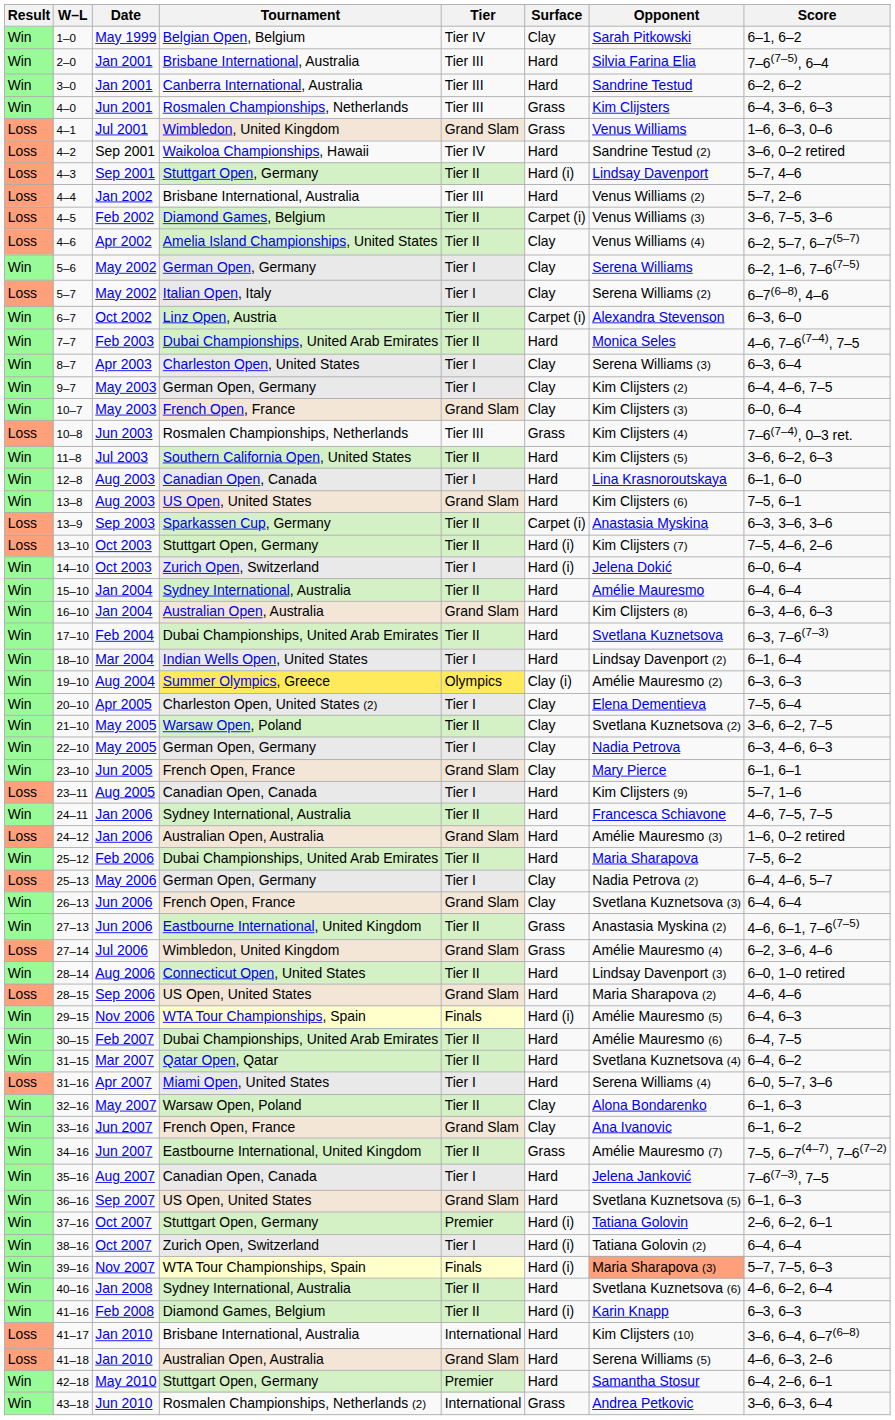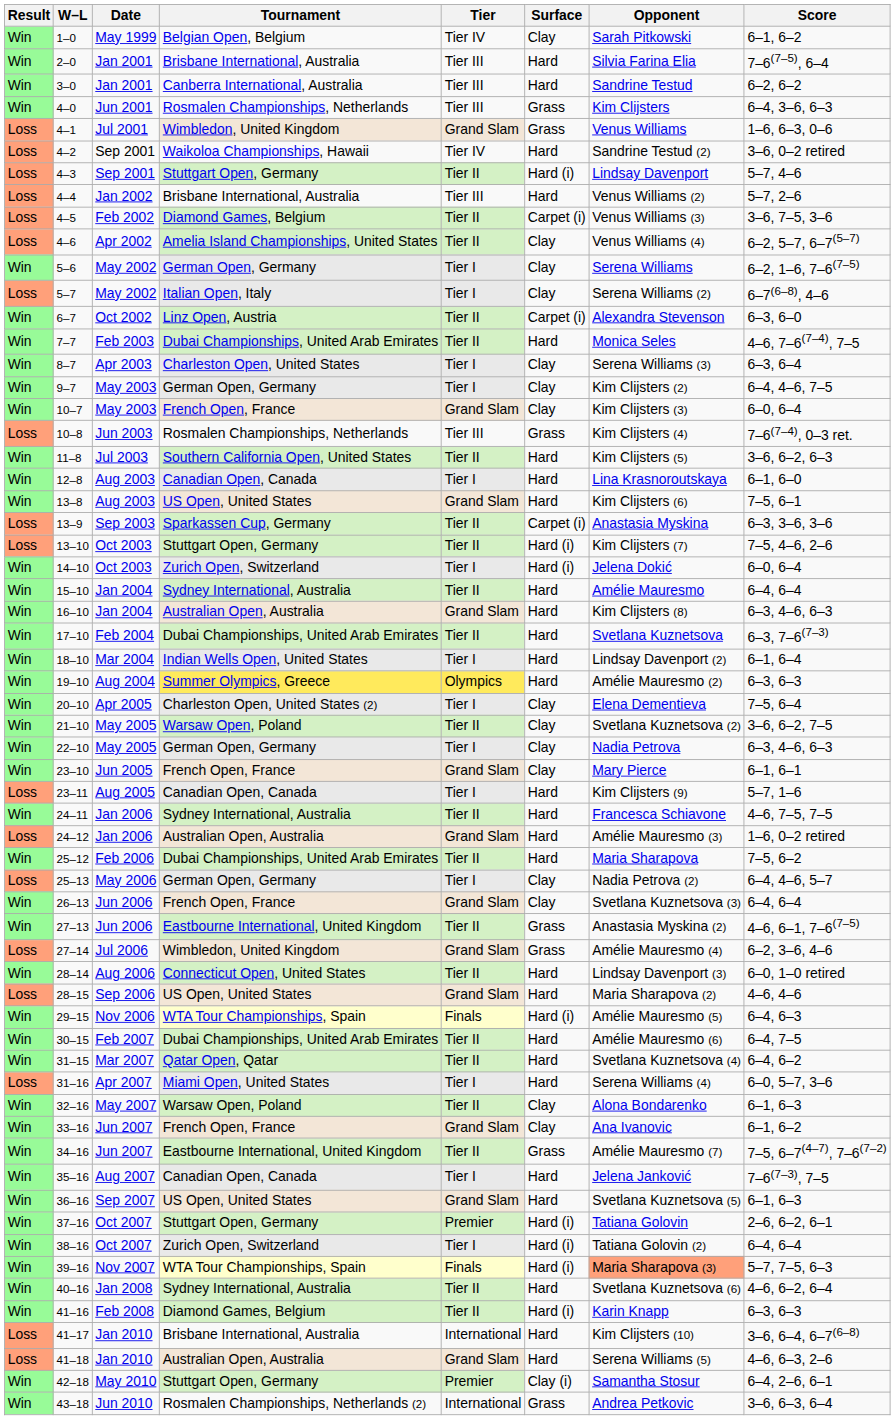(550, 682) Clay (i) -> (543, 682) Hard
(543, 1381) Hard -> (550, 1381) Clay (i)
